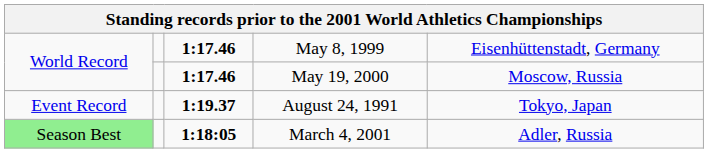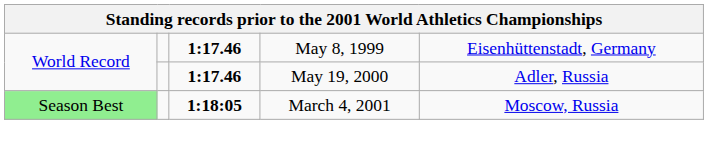(565, 75) Moscow, Russia -> (561, 75) Adler, Russia
- row: (340, 104)
(565, 133) Adler, Russia -> (561, 104) Moscow, Russia
